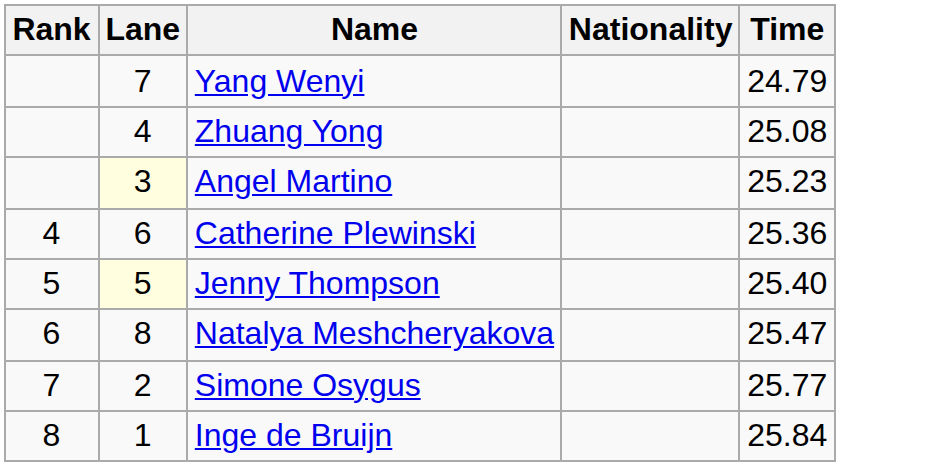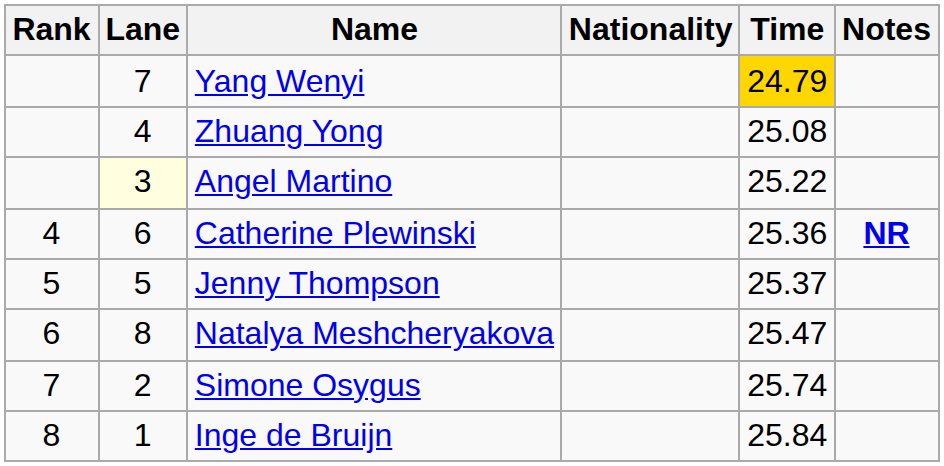+ column: (886, 29)
(787, 80) no background -> (787, 80) gold background
(787, 182) 25.23 -> (787, 182) 25.22
(143, 283) lightyellow background -> (143, 283) no background
(787, 283) 25.40 -> (787, 283) 25.37
(787, 385) 25.77 -> (787, 385) 25.74
